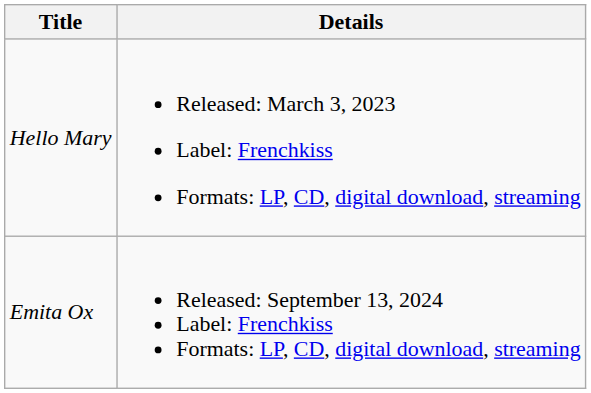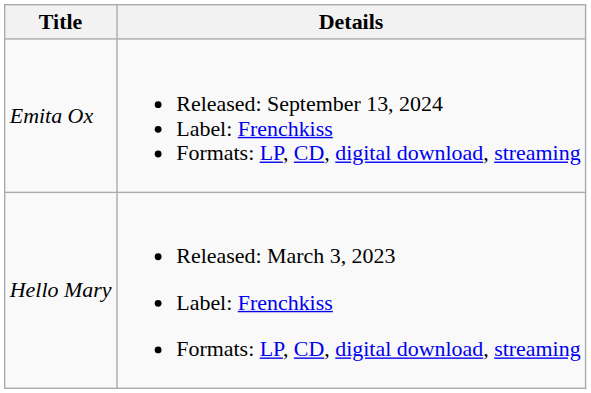rows swapped: (61, 137) <-> (51, 311)
